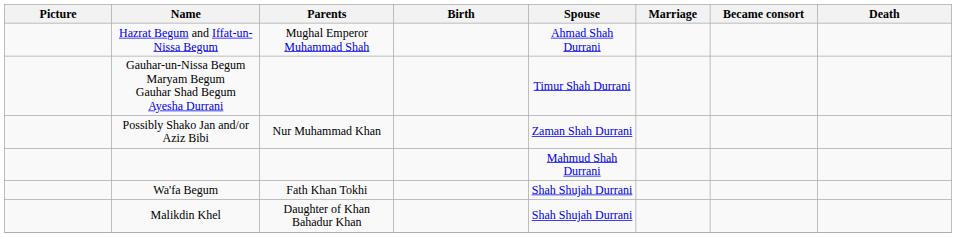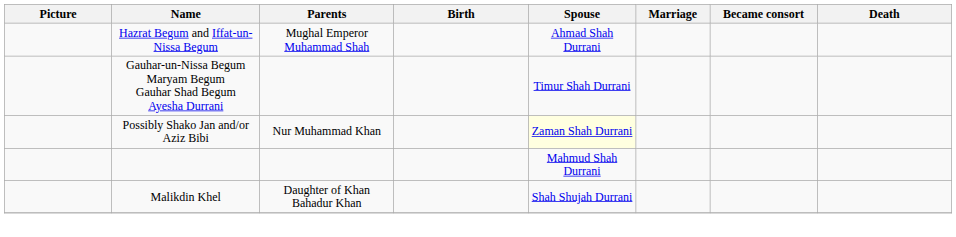(582, 131) no background -> (582, 131) lightyellow background
- row: (186, 190)
